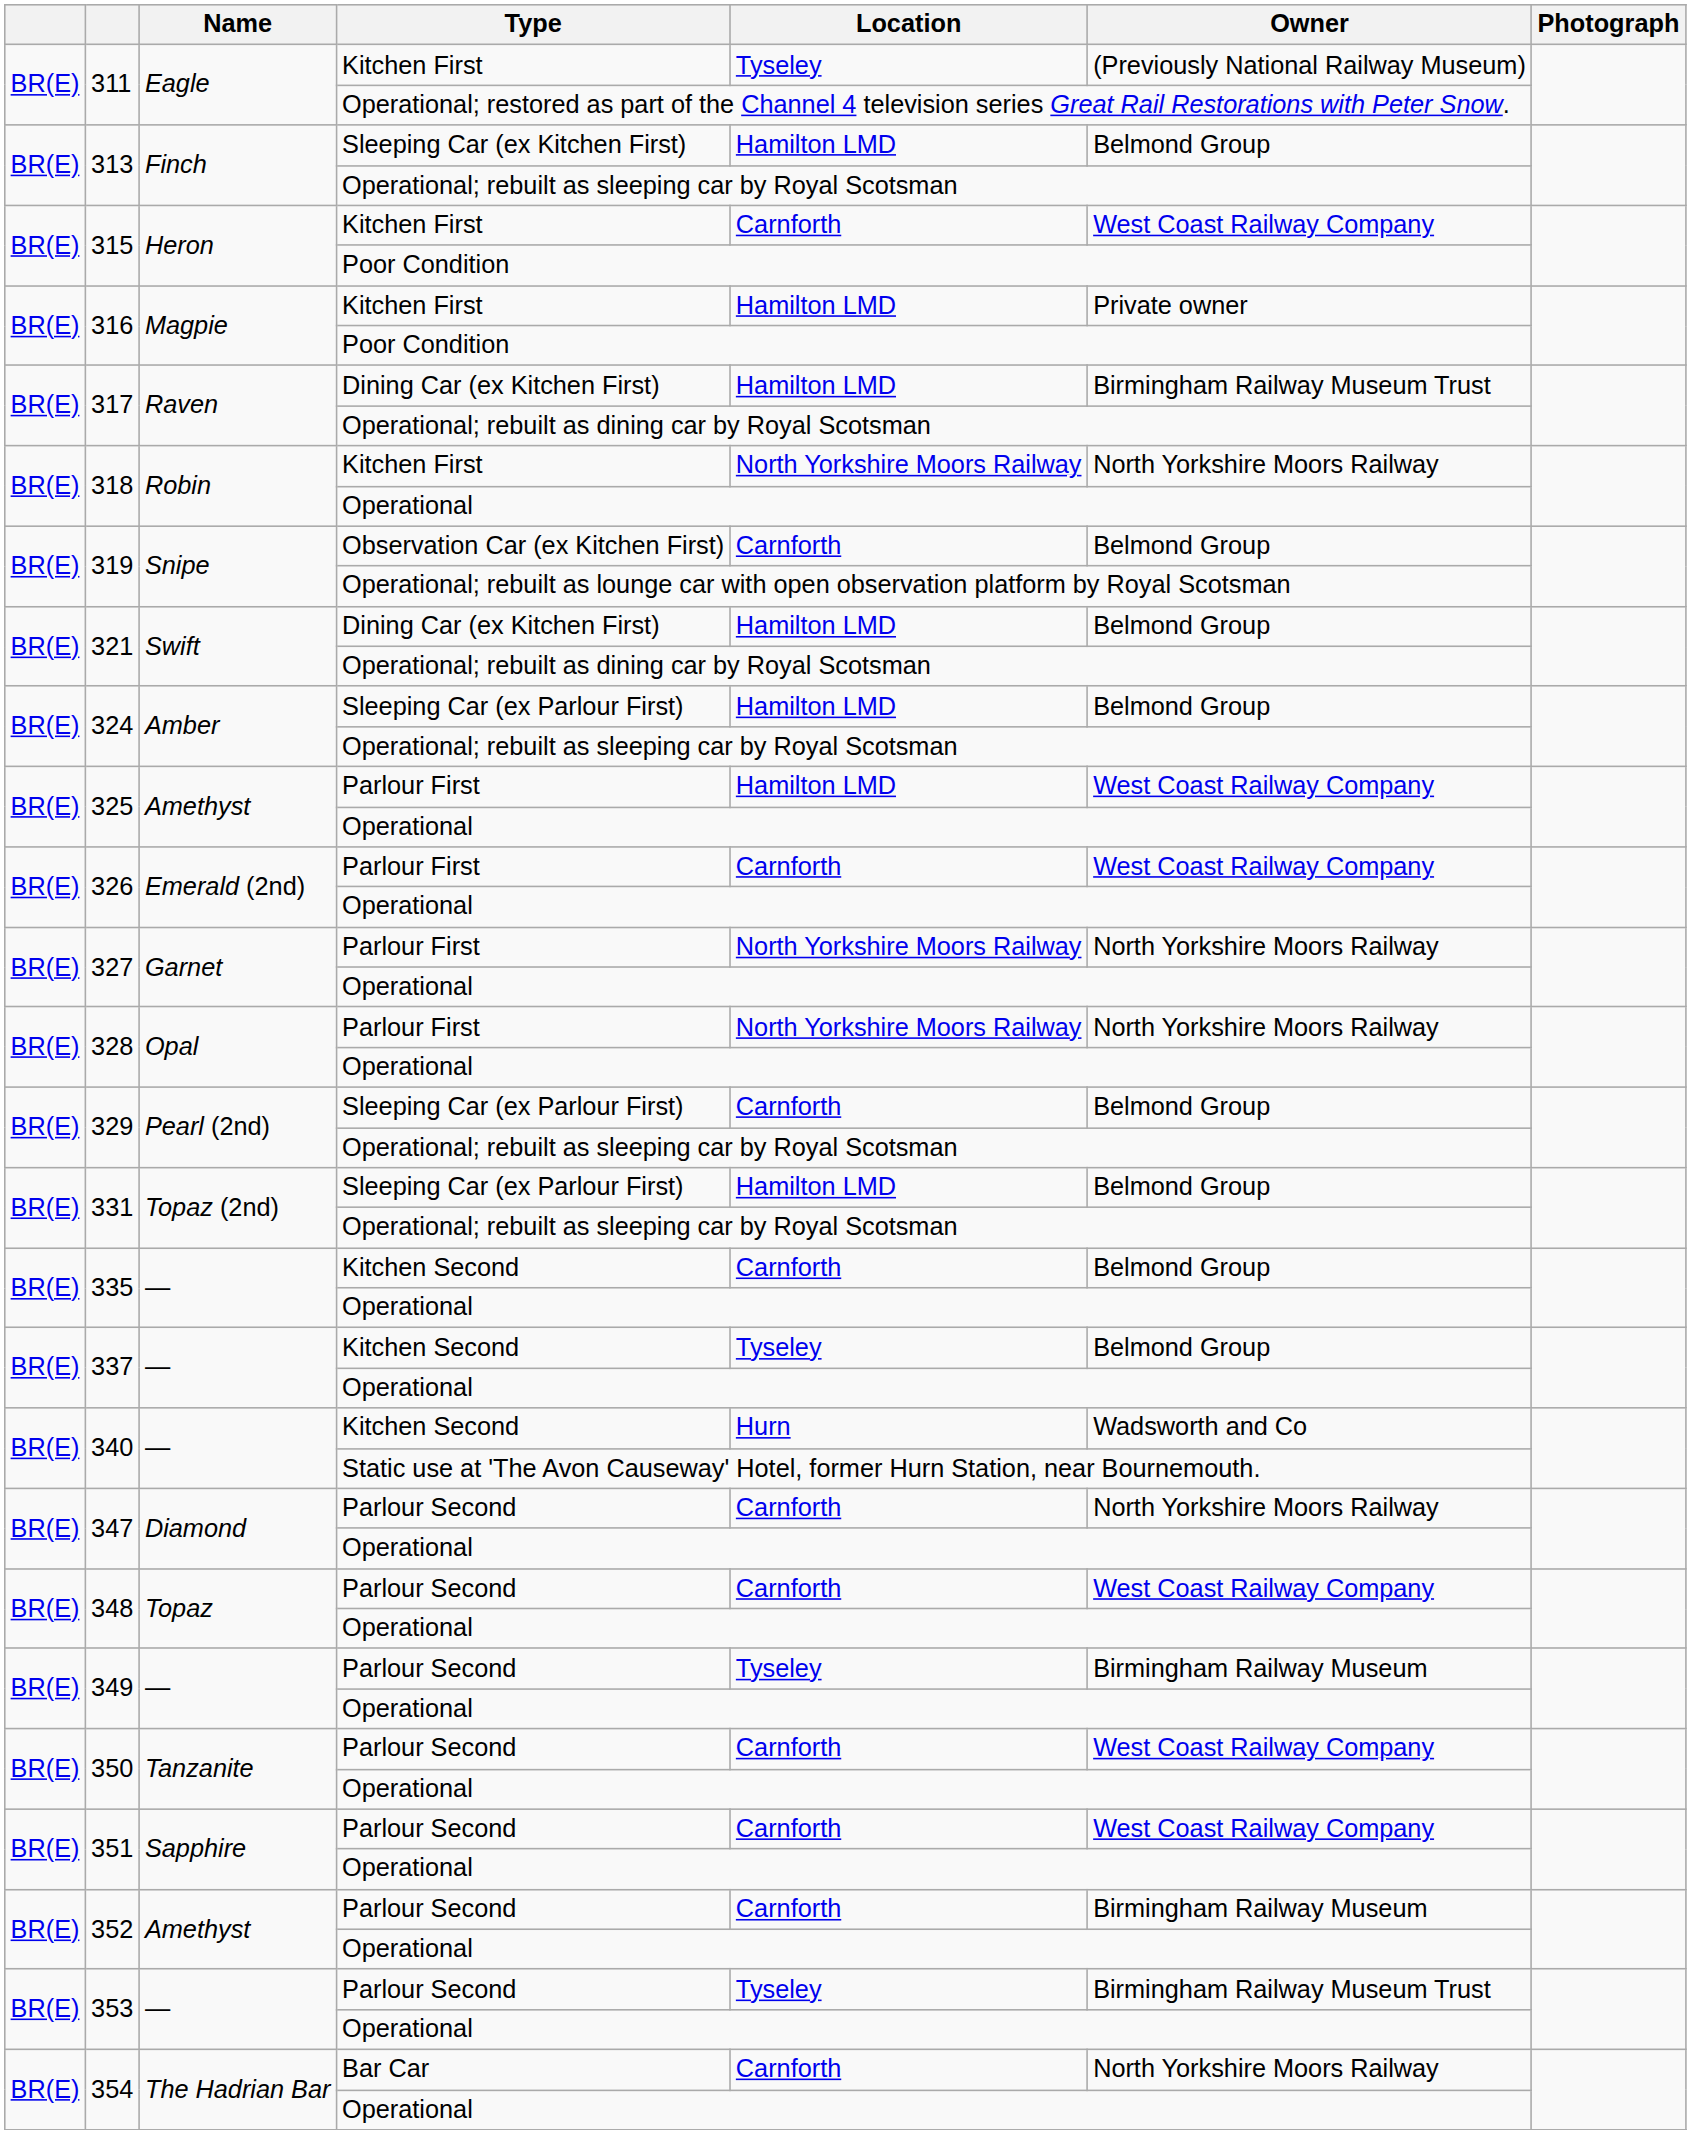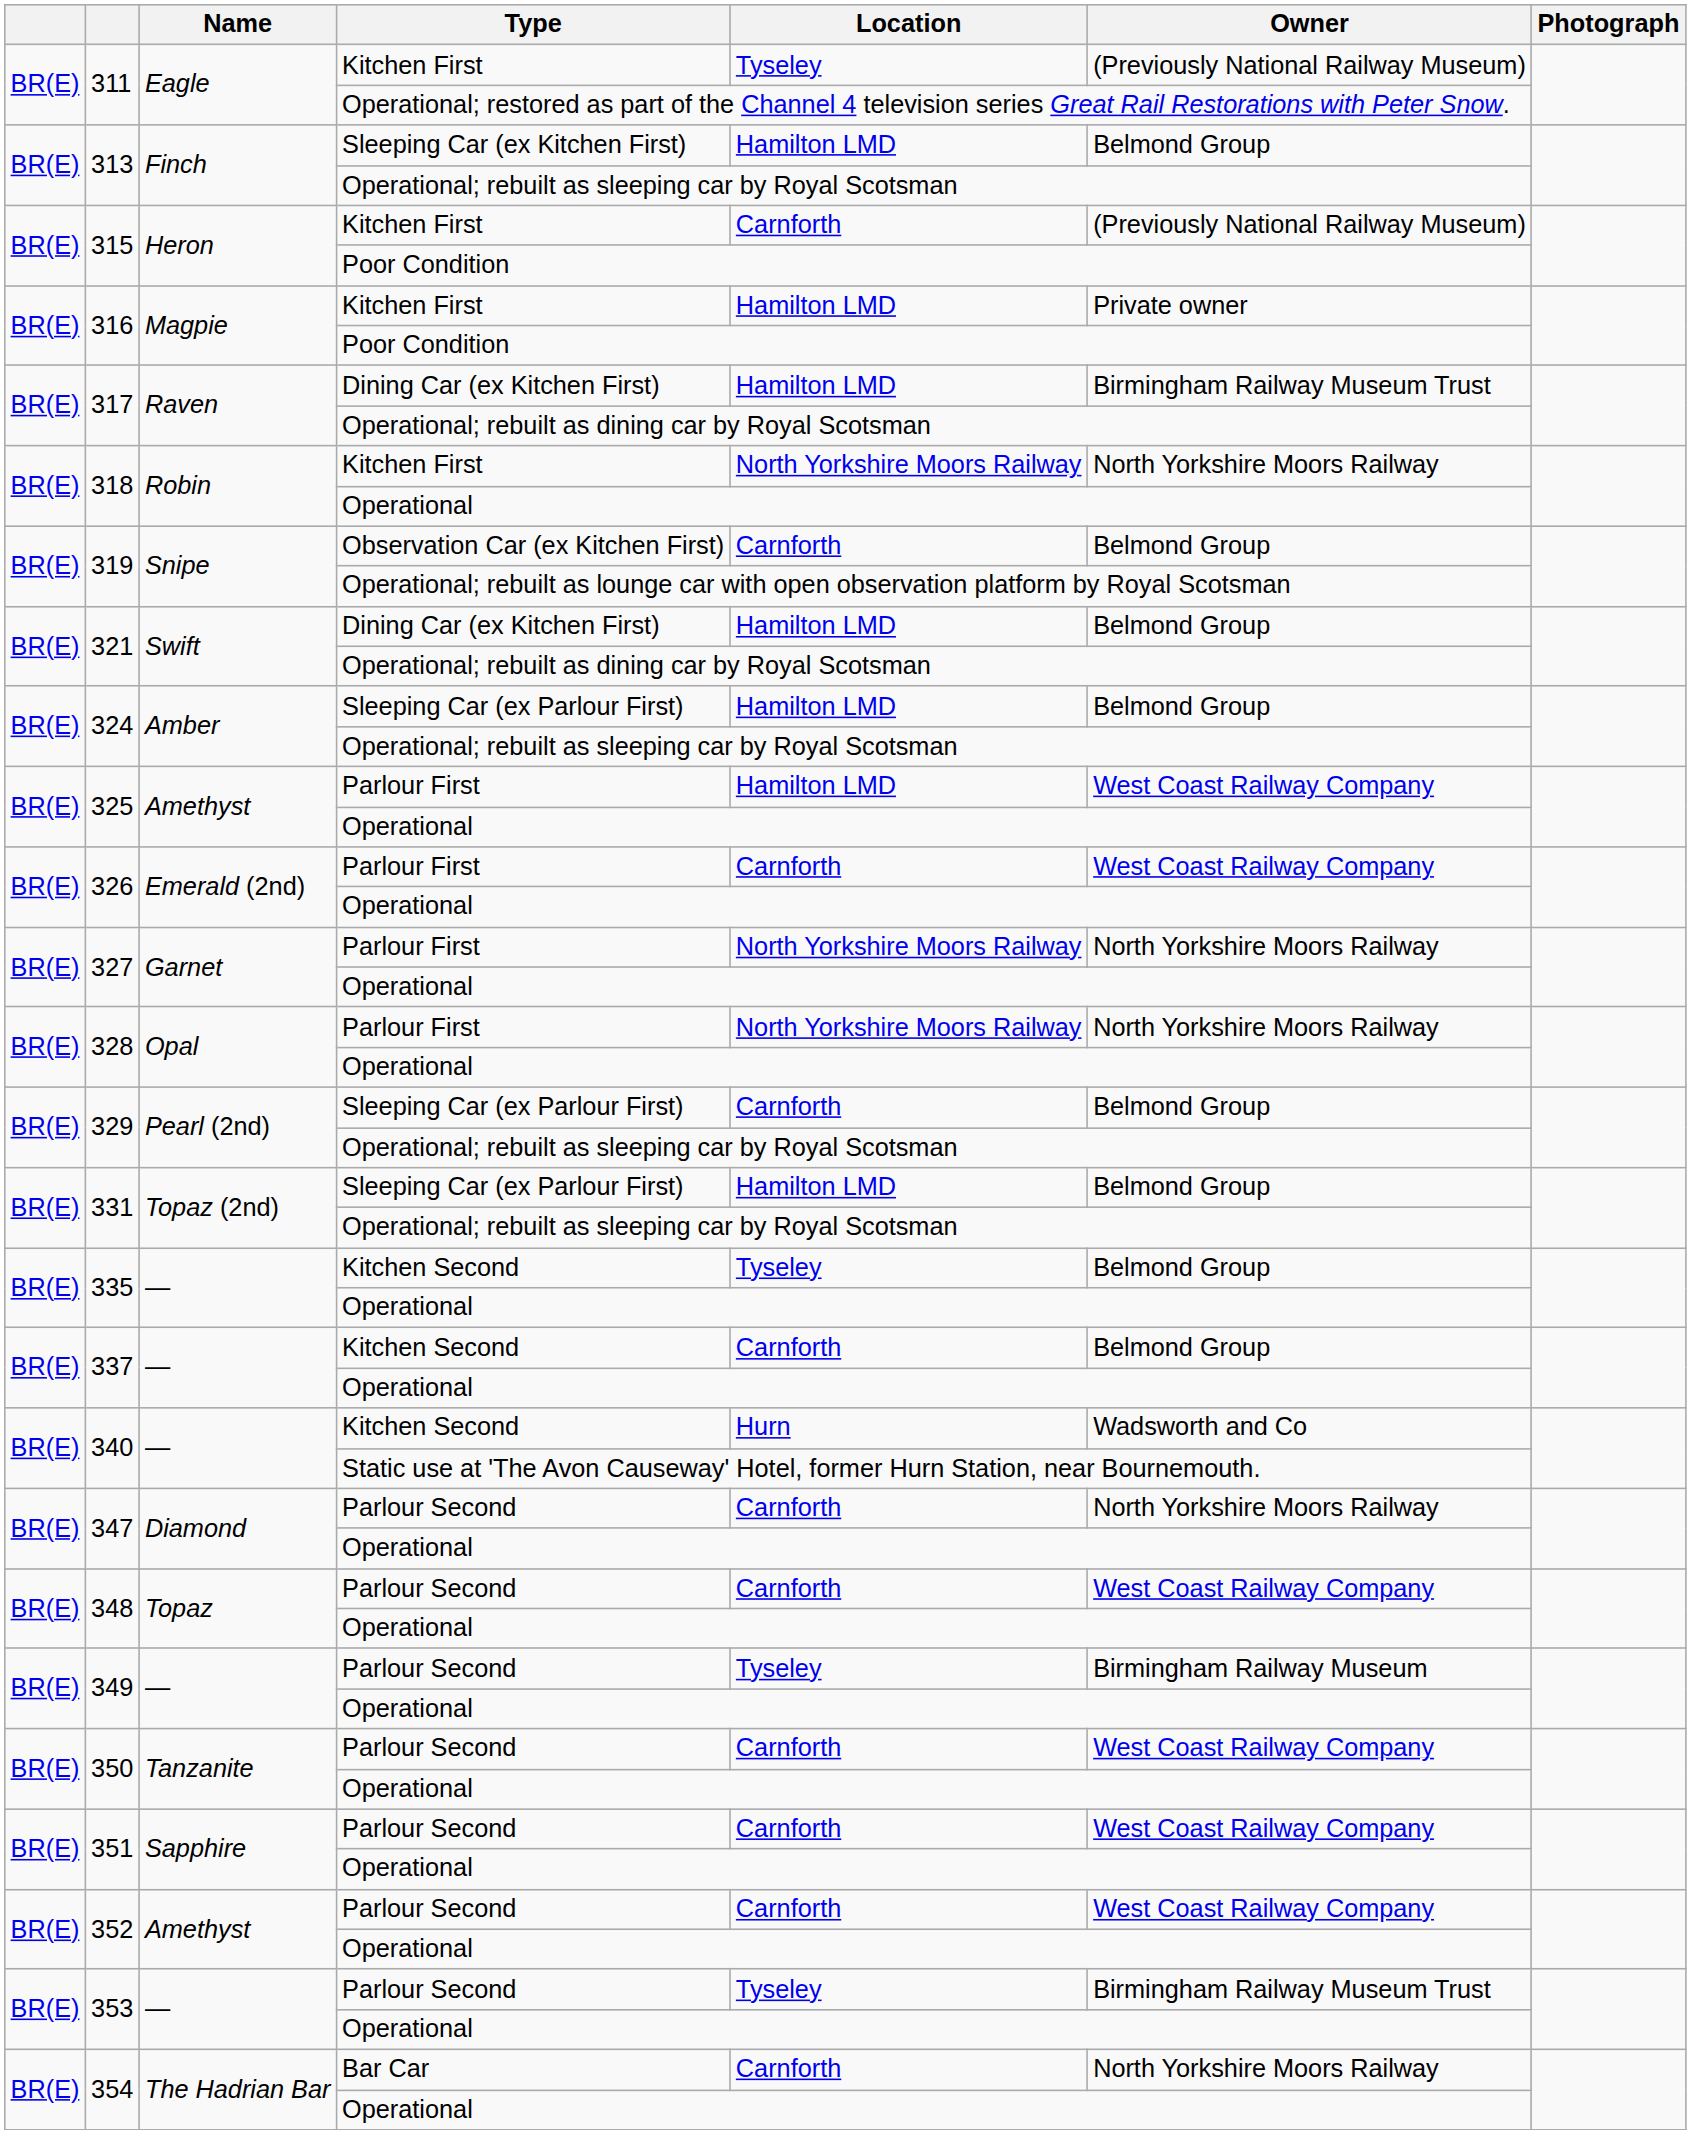(1264, 225) West Coast Railway Company -> (1309, 225) (Previously National Railway Museum)
(789, 1267) Carnforth -> (779, 1267) Tyseley
(779, 1347) Tyseley -> (789, 1347) Carnforth
(1260, 1908) Birmingham Railway Museum -> (1264, 1908) West Coast Railway Company
